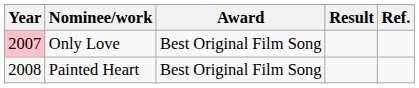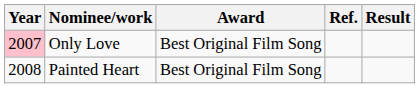columns swapped: (352, 17) <-> (396, 17)
